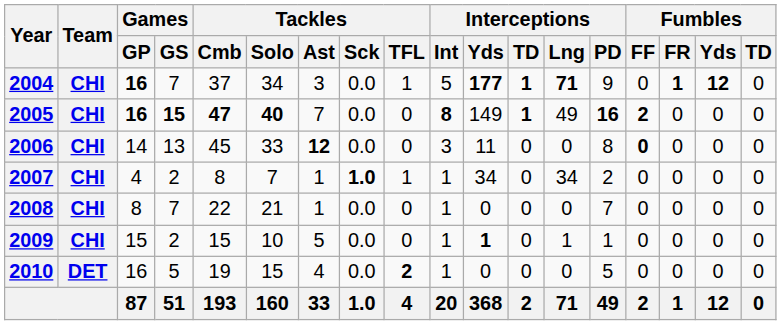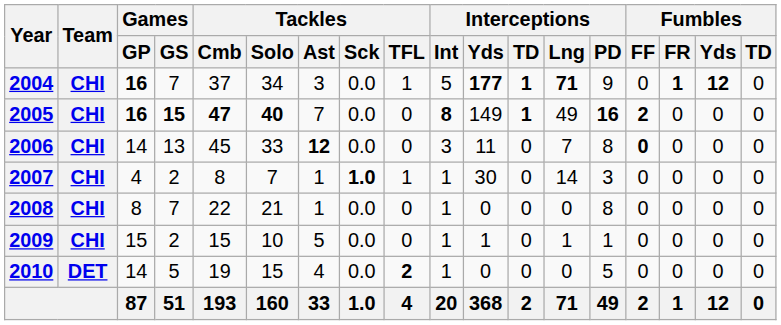(567, 146) 0 -> (567, 146) 7
(486, 177) 34 -> (486, 177) 30
(567, 177) 34 -> (567, 177) 14
(608, 177) 2 -> (608, 177) 3
(608, 209) 7 -> (608, 209) 8
(486, 240) bold -> (486, 240) normal
(136, 271) 16 -> (136, 271) 14
